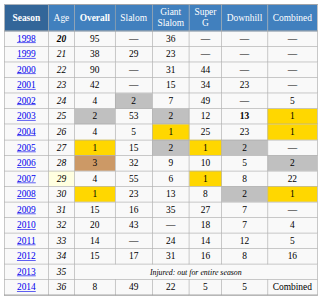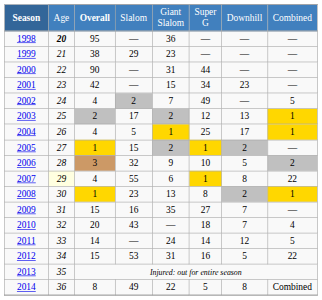(134, 116) 53 -> (134, 116) 17
(245, 116) bold -> (245, 116) normal
(245, 132) 23 -> (245, 132) 17
(134, 256) 17 -> (134, 256) 53
(245, 256) 8 -> (245, 256) 5
(292, 256) 16 -> (292, 256) 22
(245, 287) 5 -> (245, 287) 8
